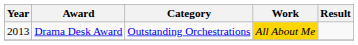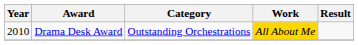(18, 31) 2013 -> (18, 31) 2010
